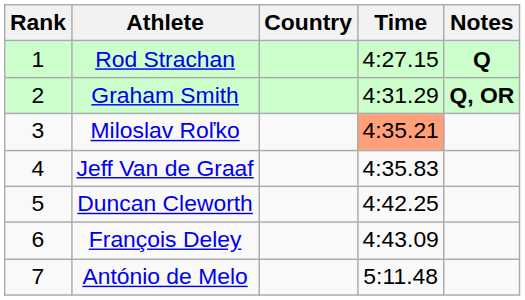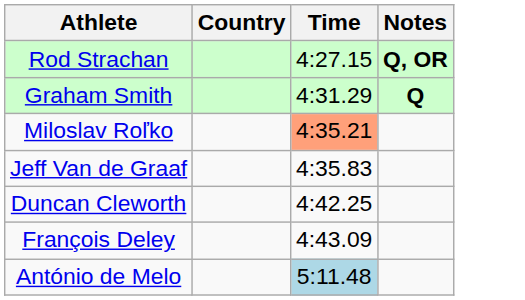- column: (38, 22)
(482, 58) Q -> (415, 58) Q, OR
(482, 95) Q, OR -> (415, 95) Q
(401, 276) no background -> (334, 276) lightblue background
